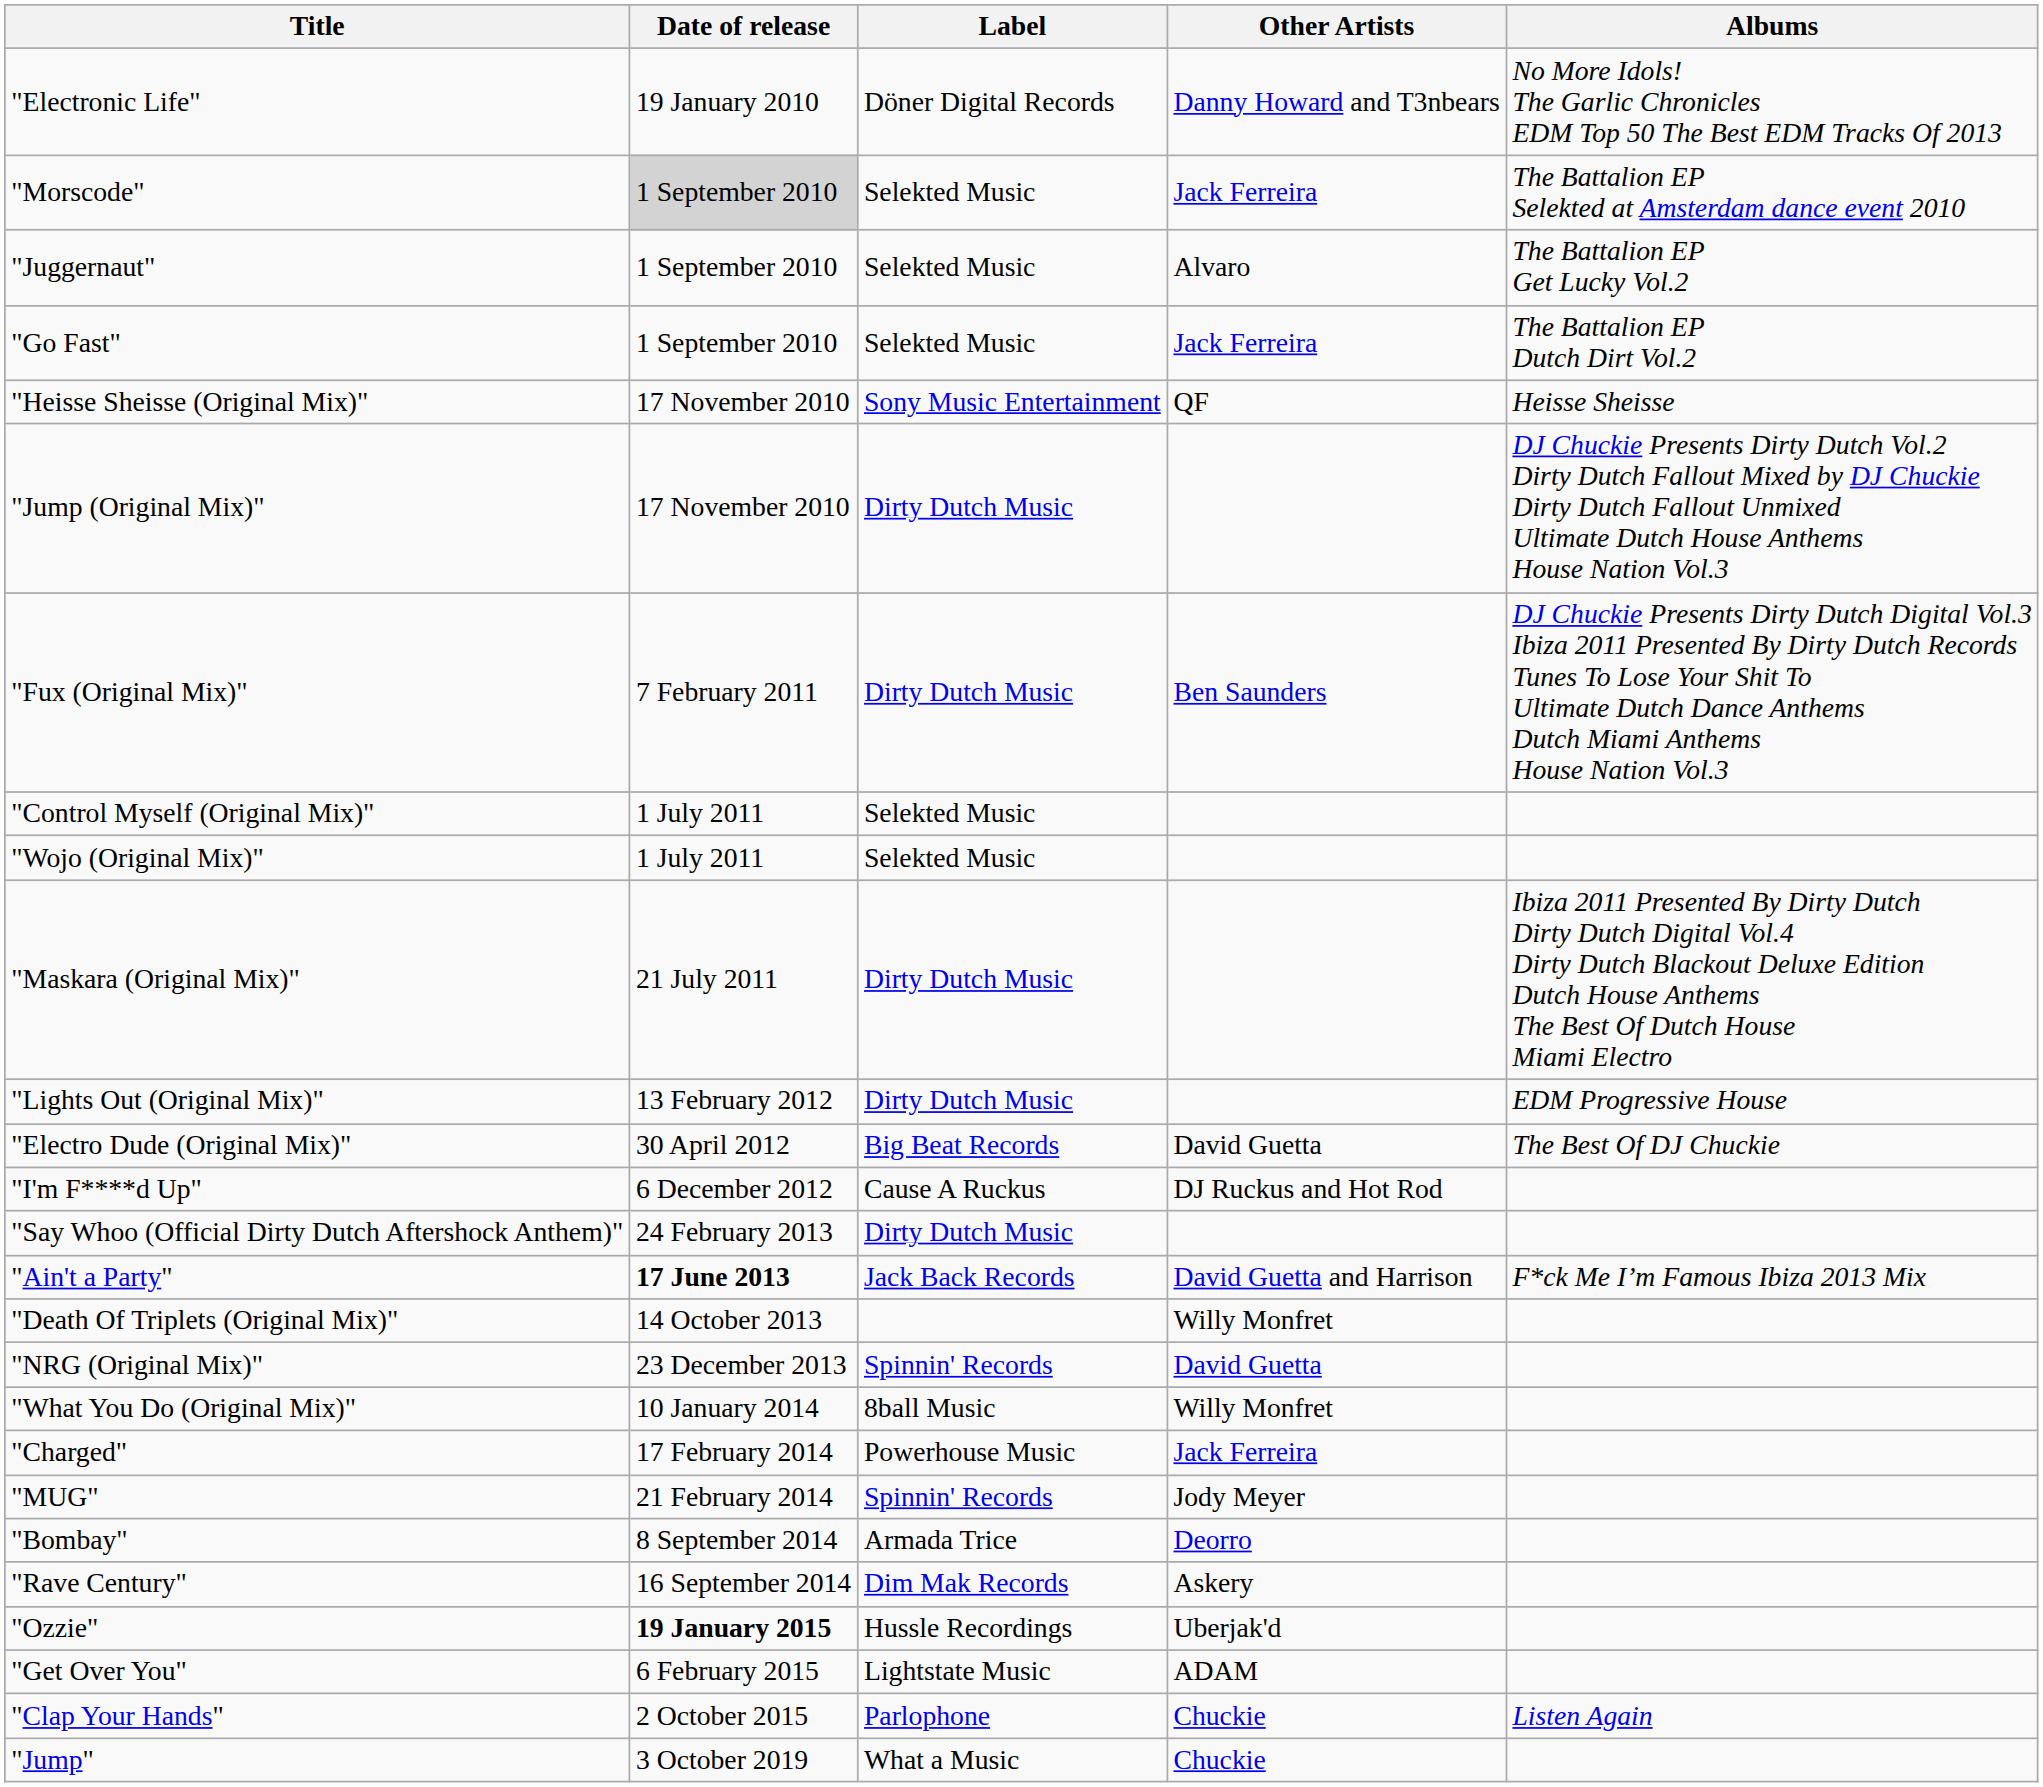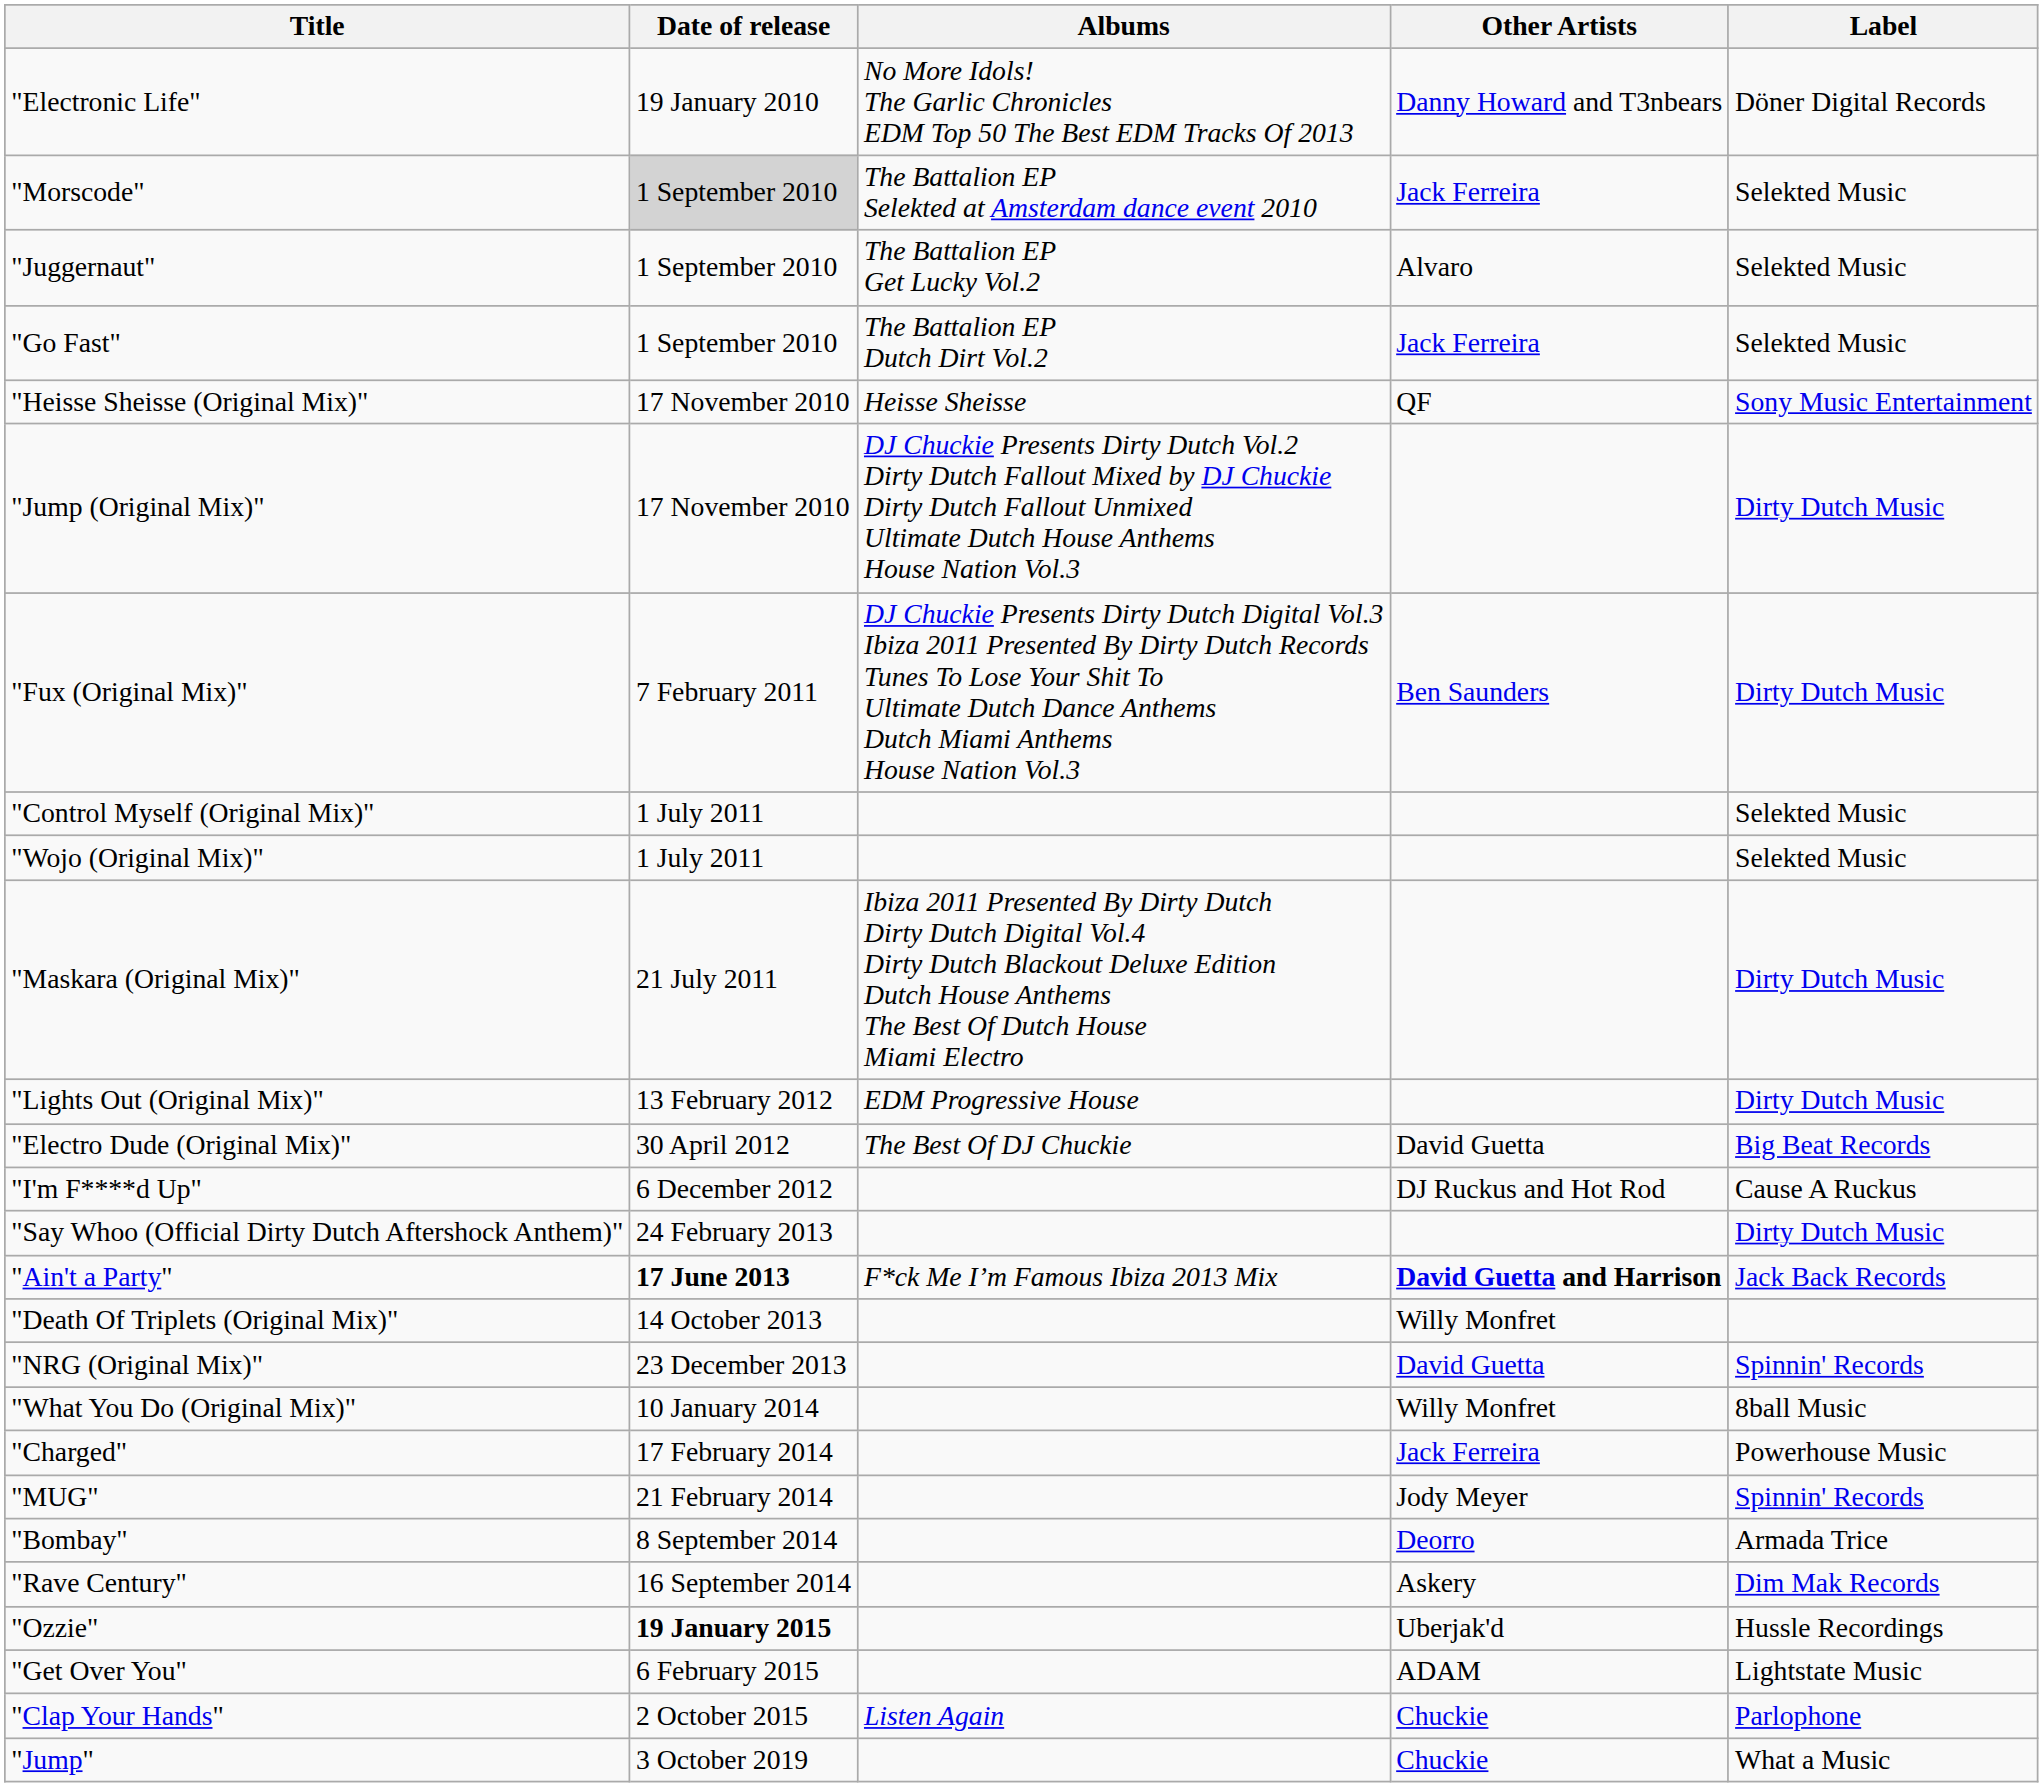columns swapped: (1012, 26) <-> (1772, 26)
(1323, 1276) normal -> (1559, 1276) bold
